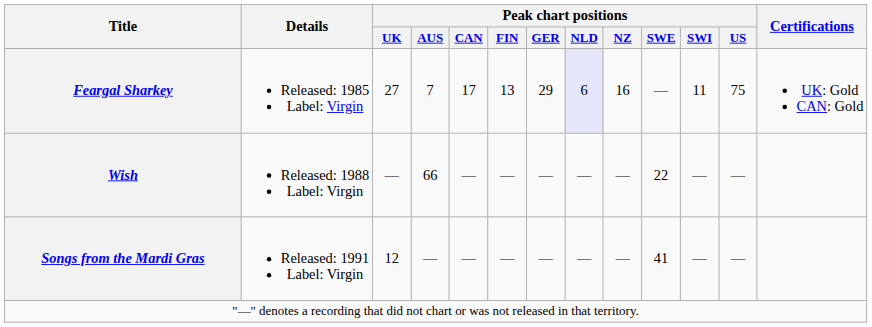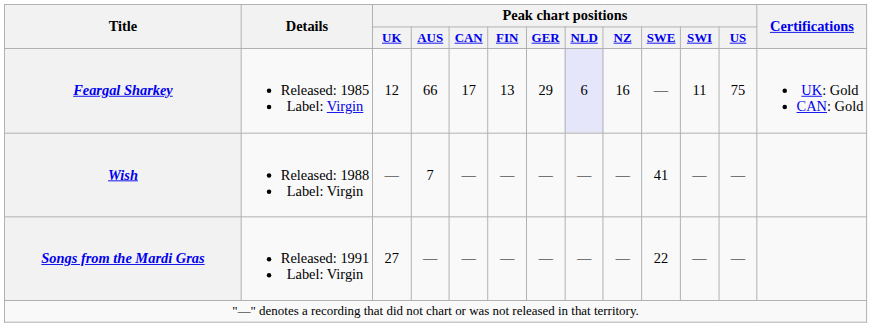(392, 90) 27 -> (392, 90) 12
(430, 90) 7 -> (430, 90) 66
(430, 174) 66 -> (430, 174) 7
(661, 174) 22 -> (661, 174) 41
(392, 258) 12 -> (392, 258) 27
(661, 258) 41 -> (661, 258) 22
